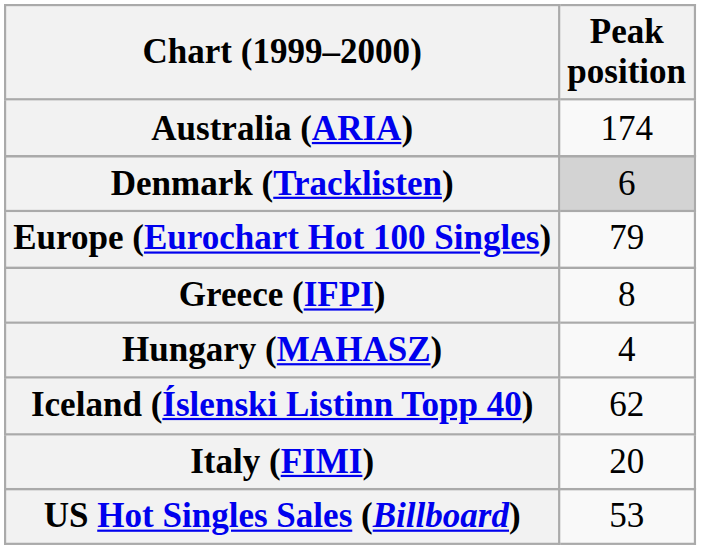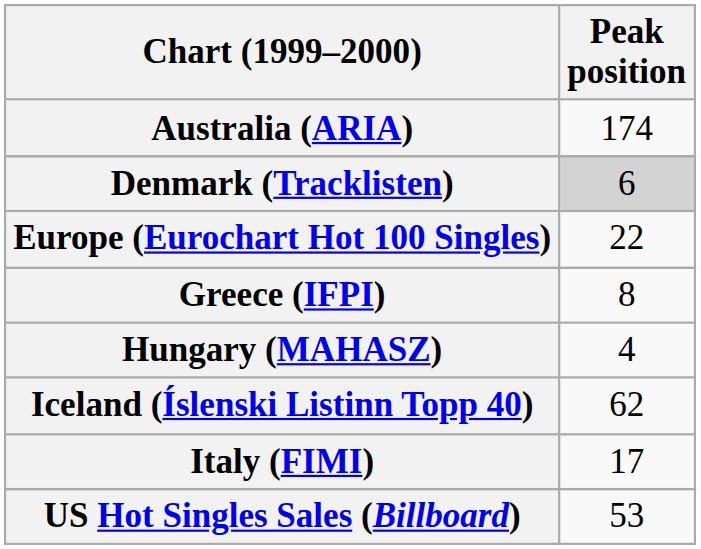(627, 238) 79 -> (627, 238) 22
(627, 460) 20 -> (627, 460) 17
